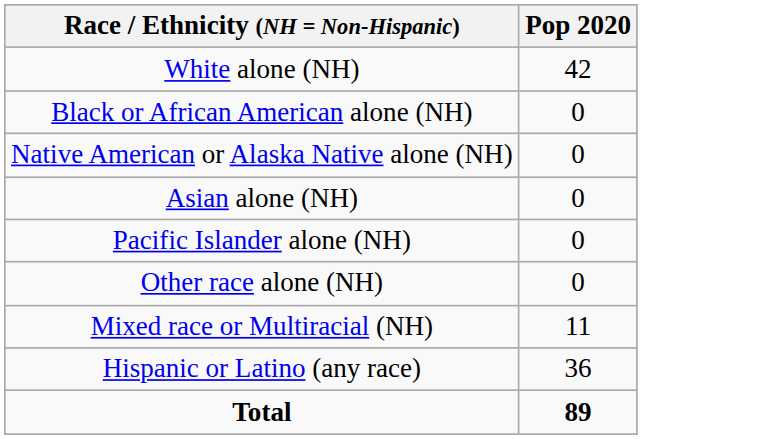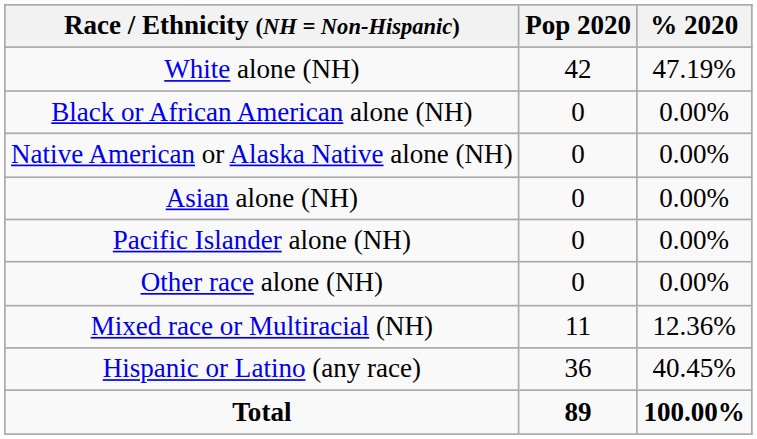+ column: (694, 25)
